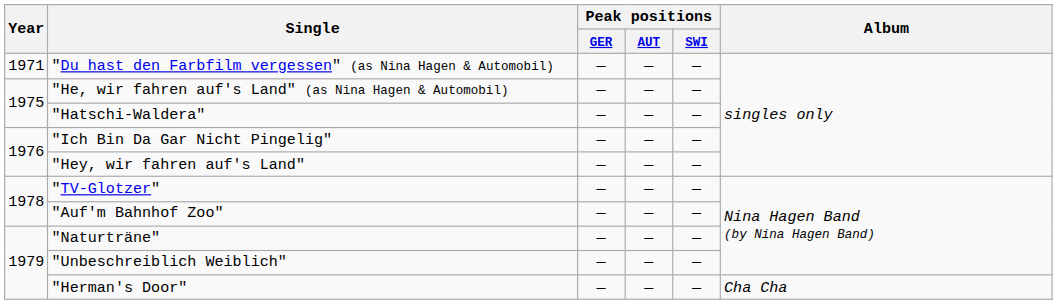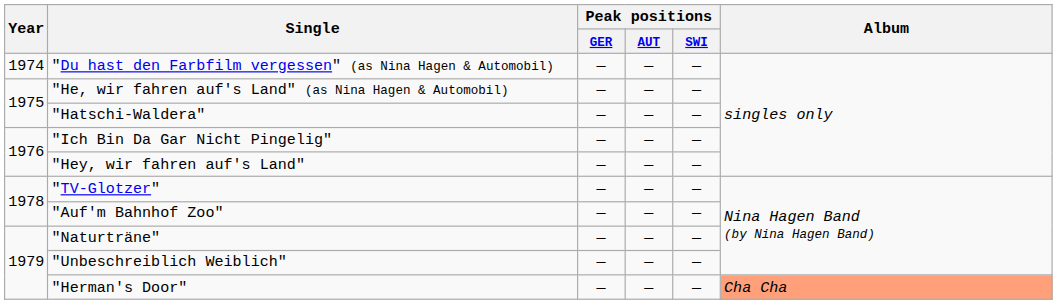(26, 66) 1971 -> (26, 66) 1974
(756, 287) no background -> (756, 287) lightsalmon background
